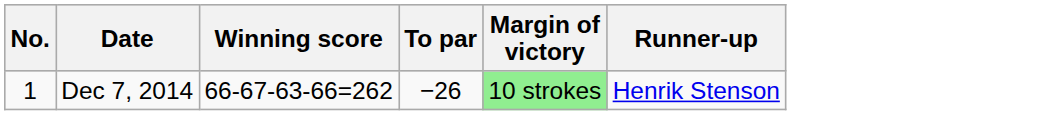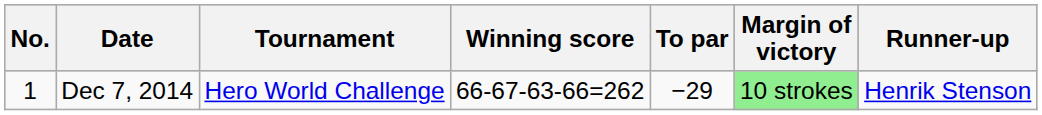+ column: (325, 38)
(441, 90) −26 -> (692, 90) −29
